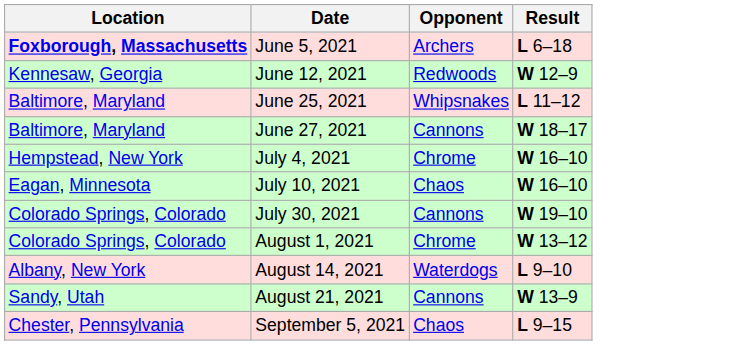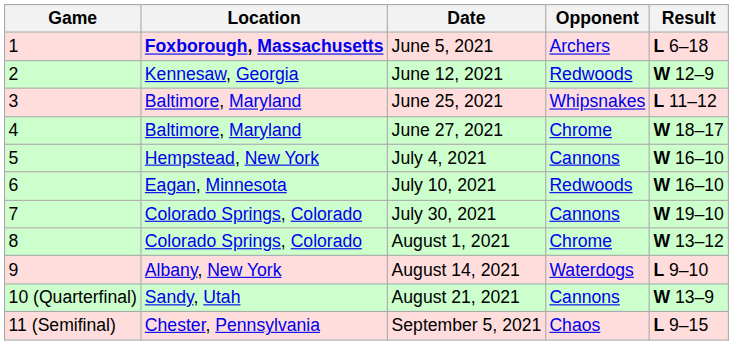+ column: (73, 18)
(448, 130) Cannons -> (581, 130) Chrome
(444, 158) Chrome -> (585, 158) Cannons
(439, 185) Chaos -> (591, 185) Redwoods
